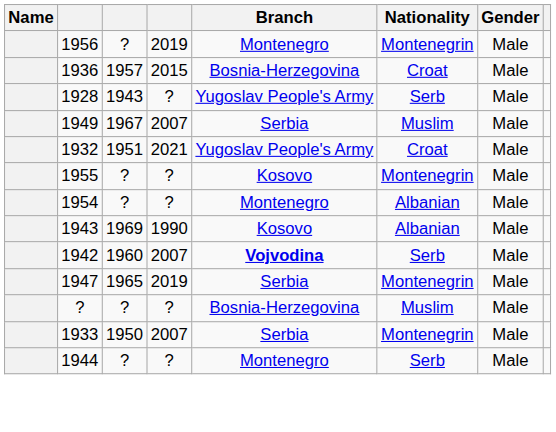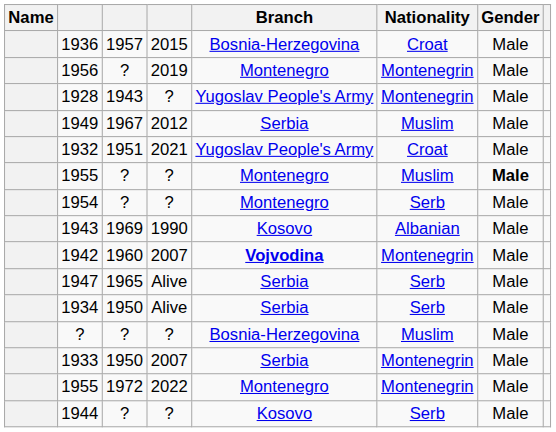rows swapped: (80, 70) <-> (80, 44)
(427, 96) Serb -> (427, 96) Montenegrin
(169, 123) 2007 -> (169, 123) 2012
(284, 176) Kosovo -> (284, 176) Montenegro
(427, 176) Montenegrin -> (427, 176) Muslim
(510, 176) normal -> (510, 176) bold
(427, 202) Albanian -> (427, 202) Serb
(427, 255) Serb -> (427, 255) Montenegrin
(169, 281) 2019 -> (169, 281) Alive
(427, 281) Montenegrin -> (427, 281) Serb
+ row: (80, 307)
+ row: (80, 387)
(284, 360) Montenegro -> (284, 413) Kosovo
